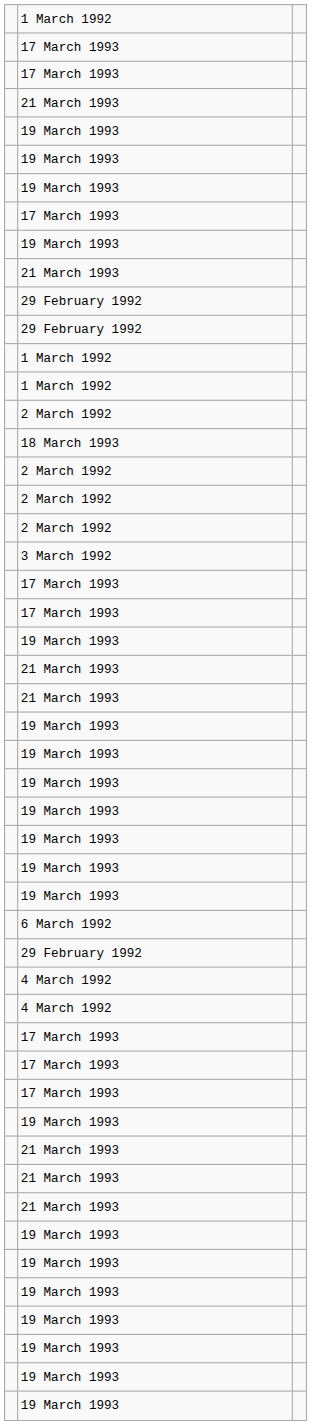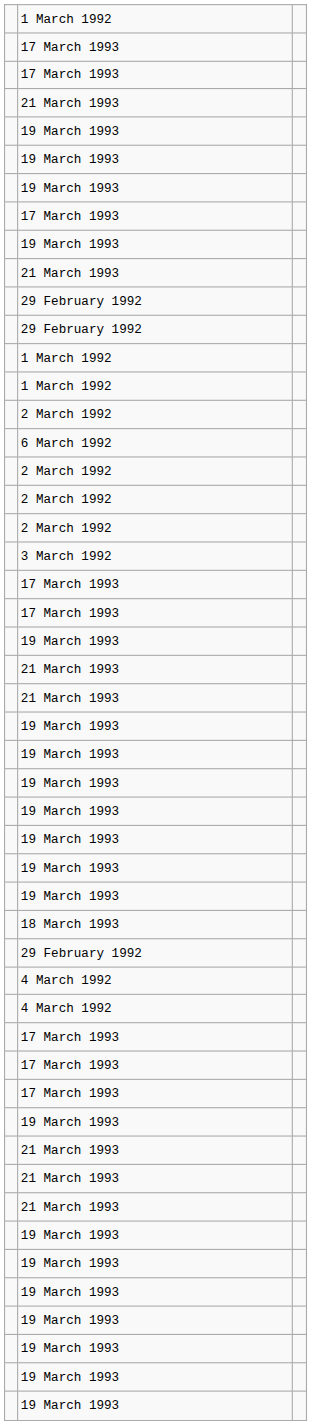rows swapped: (11, 924) <-> (11, 443)
